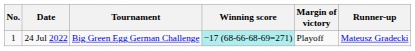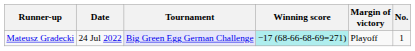columns swapped: (13, 17) <-> (375, 17)
(136, 38) no background -> (190, 38) lavender background
